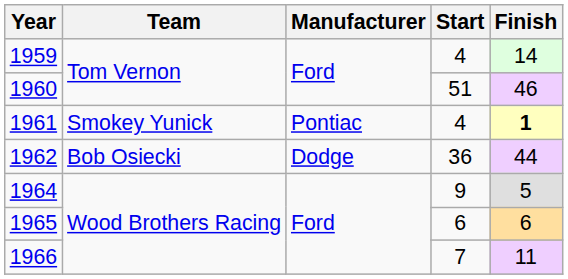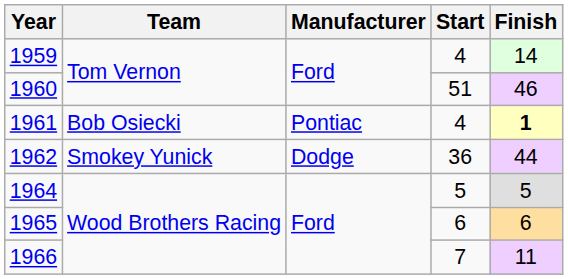(140, 123) Smokey Yunick -> (124, 123) Bob Osiecki
(124, 157) Bob Osiecki -> (140, 157) Smokey Yunick
(460, 190) 9 -> (460, 190) 5
